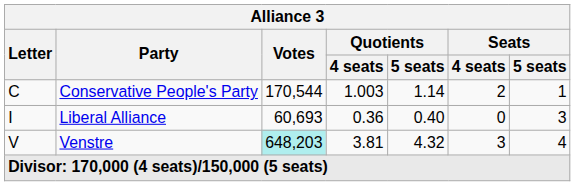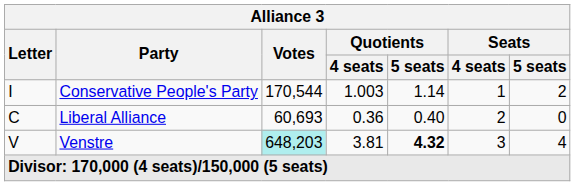(14, 92) C -> (10, 92) I
(501, 92) 2 -> (501, 92) 1
(562, 92) 1 -> (562, 92) 2
(10, 117) I -> (14, 117) C
(501, 117) 0 -> (501, 117) 2
(562, 117) 3 -> (562, 117) 0
(429, 142) normal -> (429, 142) bold
